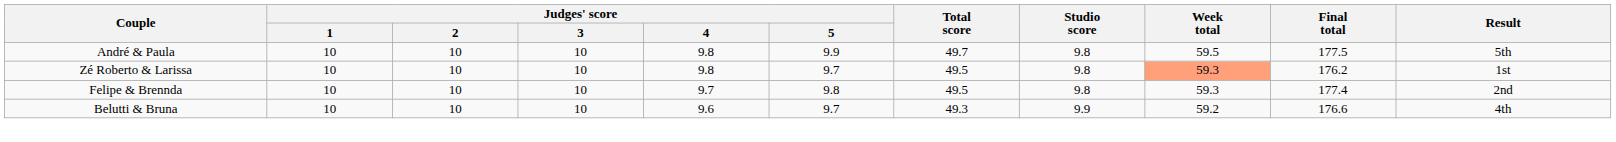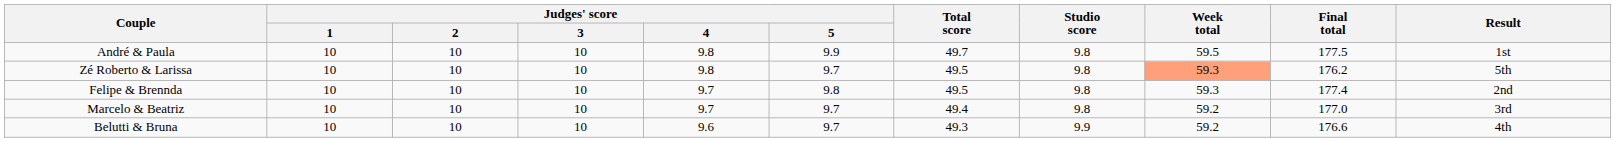(1503, 51) 5th -> (1503, 51) 1st
(1503, 70) 1st -> (1503, 70) 5th
+ row: (136, 108)
